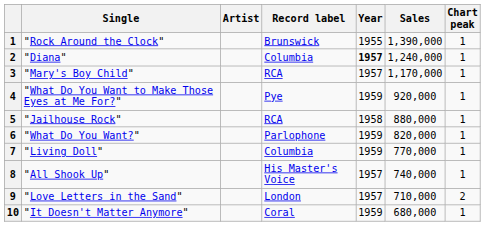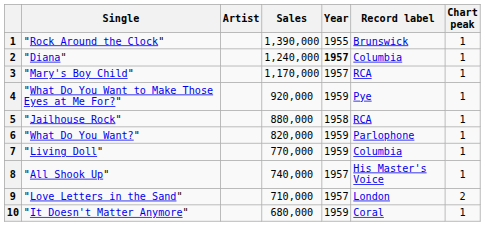columns swapped: (309, 19) <-> (415, 19)
